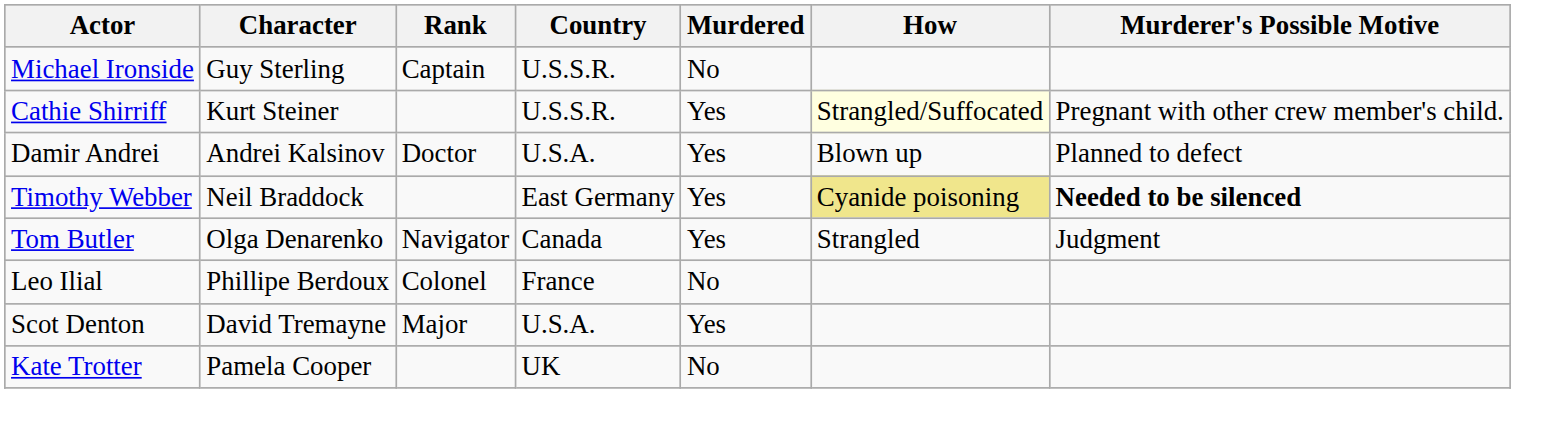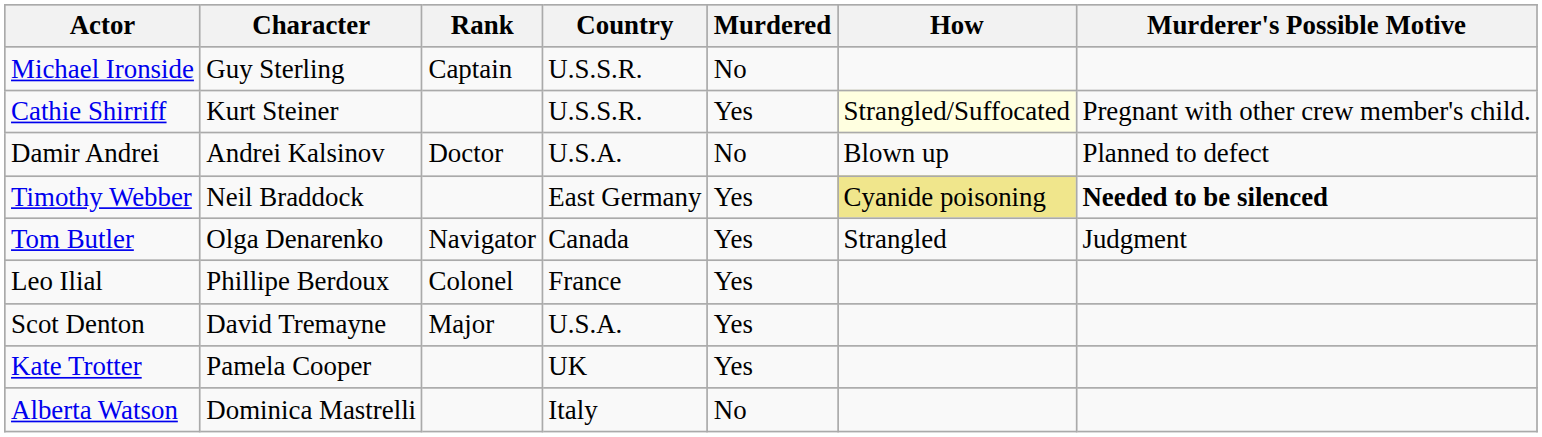(706, 153) Yes -> (730, 153) No
(703, 281) No -> (733, 281) Yes
(703, 366) No -> (733, 366) Yes
+ row: (94, 409)
